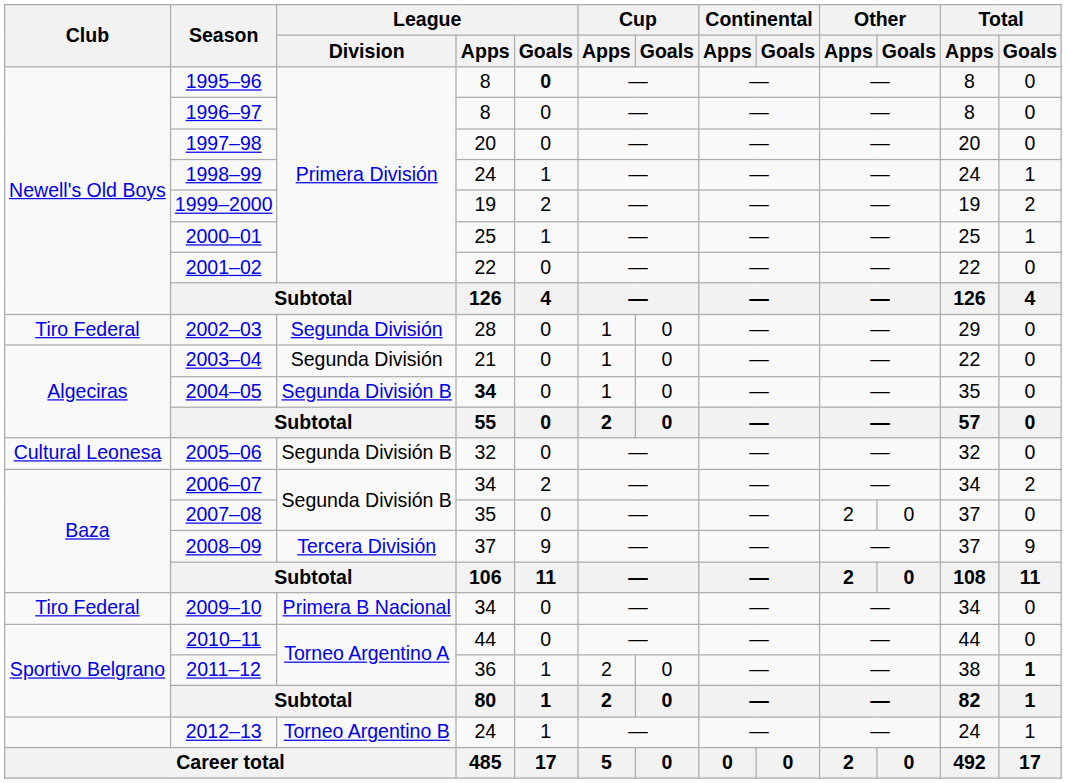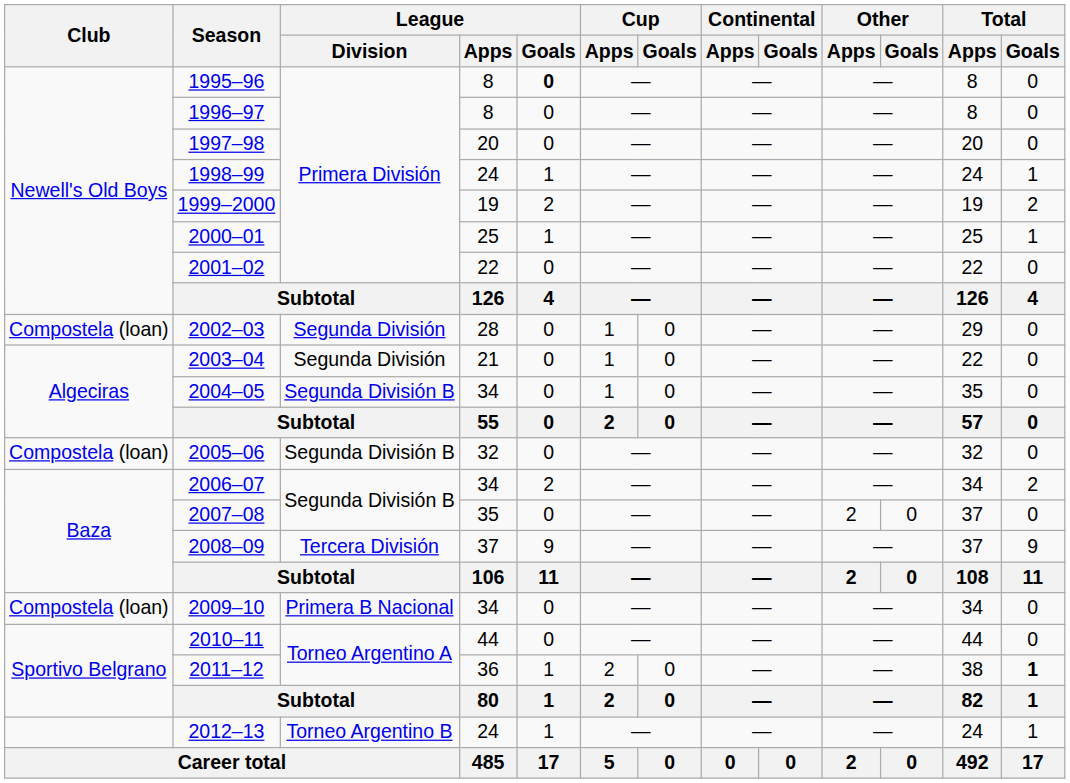(87, 329) Tiro Federal -> (89, 329) Compostela (loan)
(485, 391) bold -> (488, 391) normal
(87, 453) Cultural Leonesa -> (89, 453) Compostela (loan)
(87, 608) Tiro Federal -> (89, 608) Compostela (loan)
